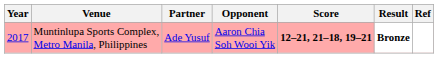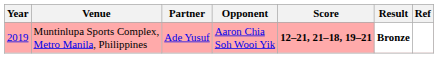(18, 37) 2017 -> (18, 37) 2019
